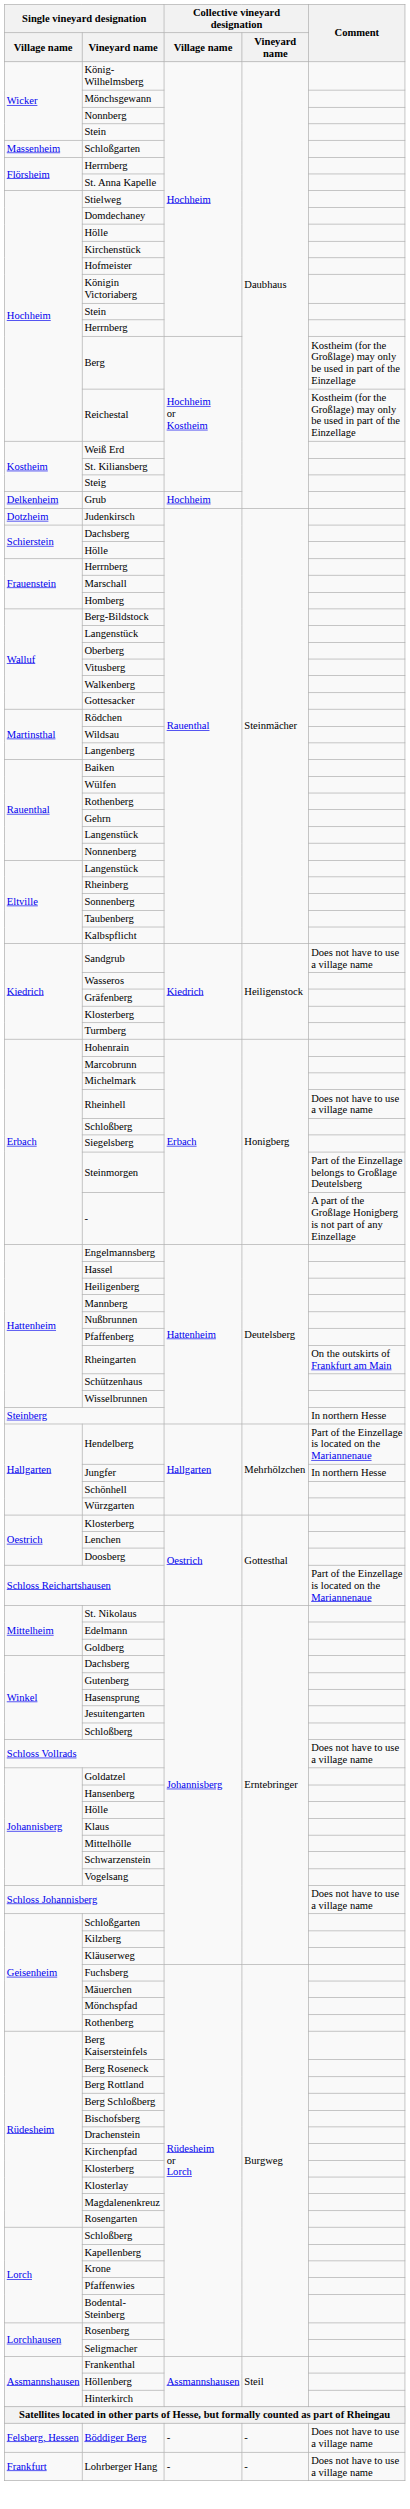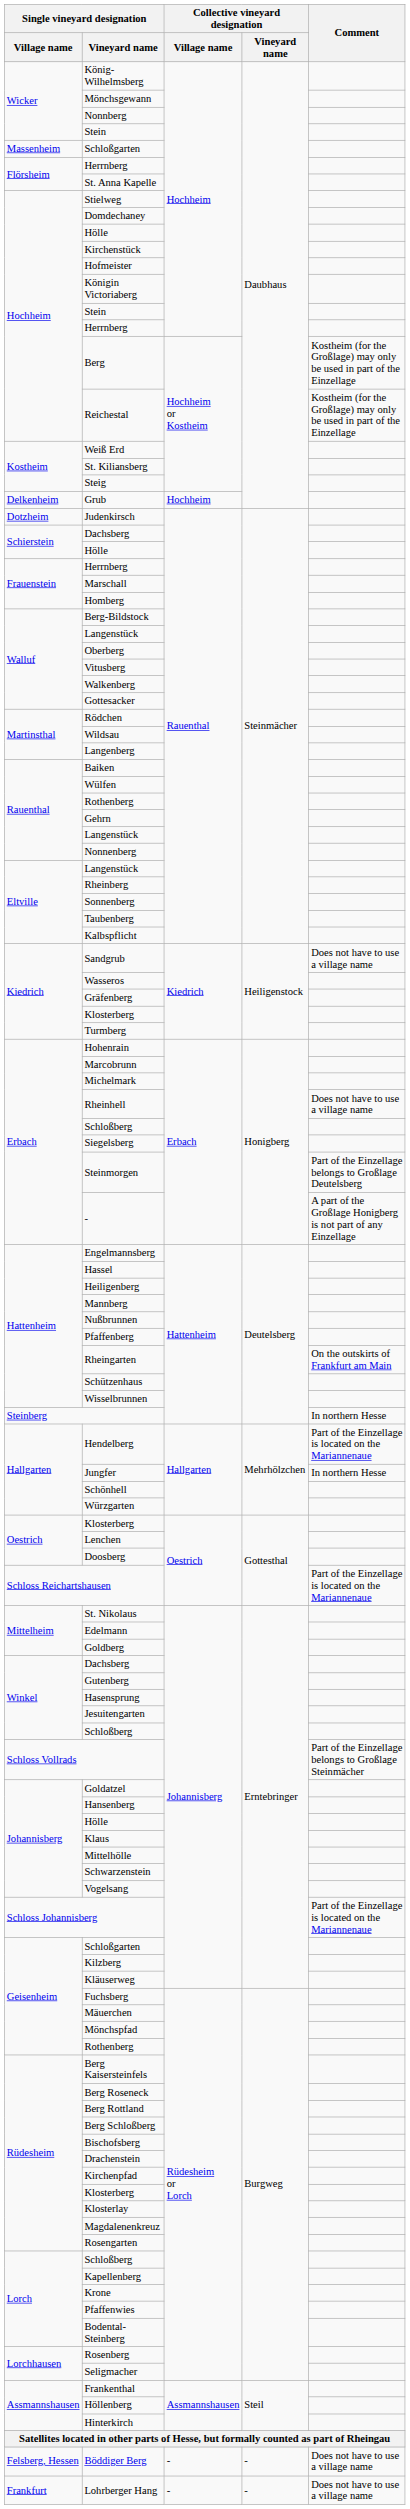(355, 1753) Does not have to use a village name -> (357, 1759) Part of the Einzellage belongs to Großlage Steinmächer
(355, 1899) Does not have to use a village name -> (357, 1917) Part of the Einzellage is located on the Mariannenaue
